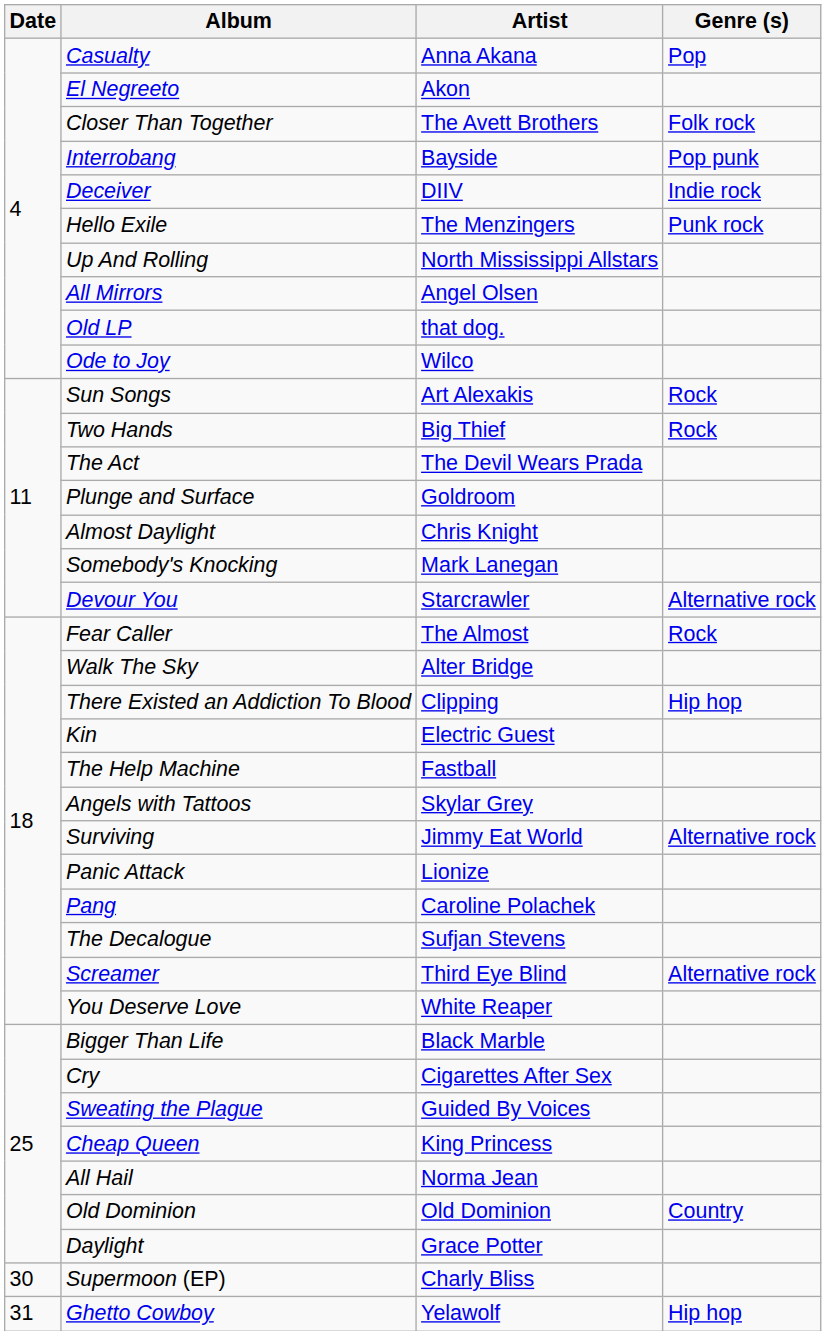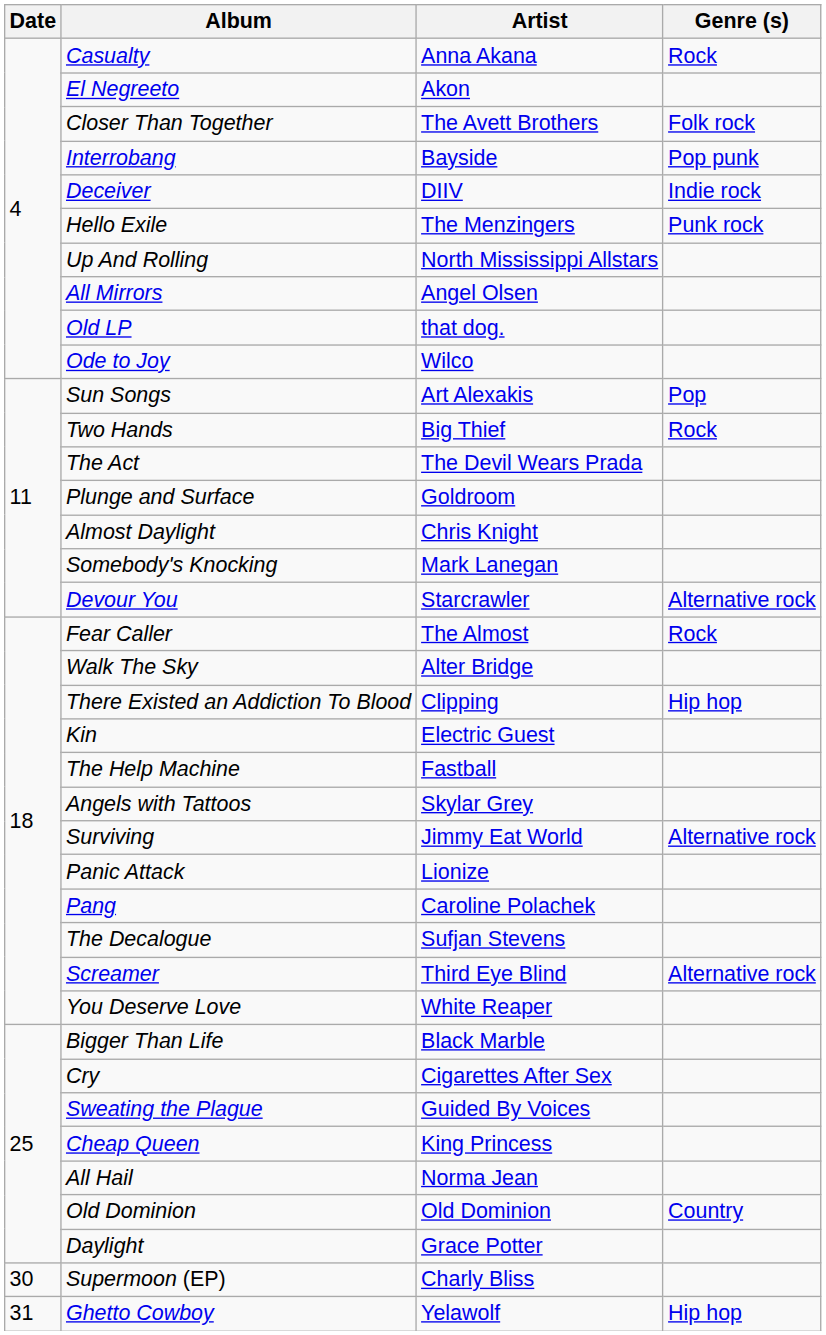(687, 55) Pop -> (692, 55) Rock
(692, 395) Rock -> (687, 395) Pop
